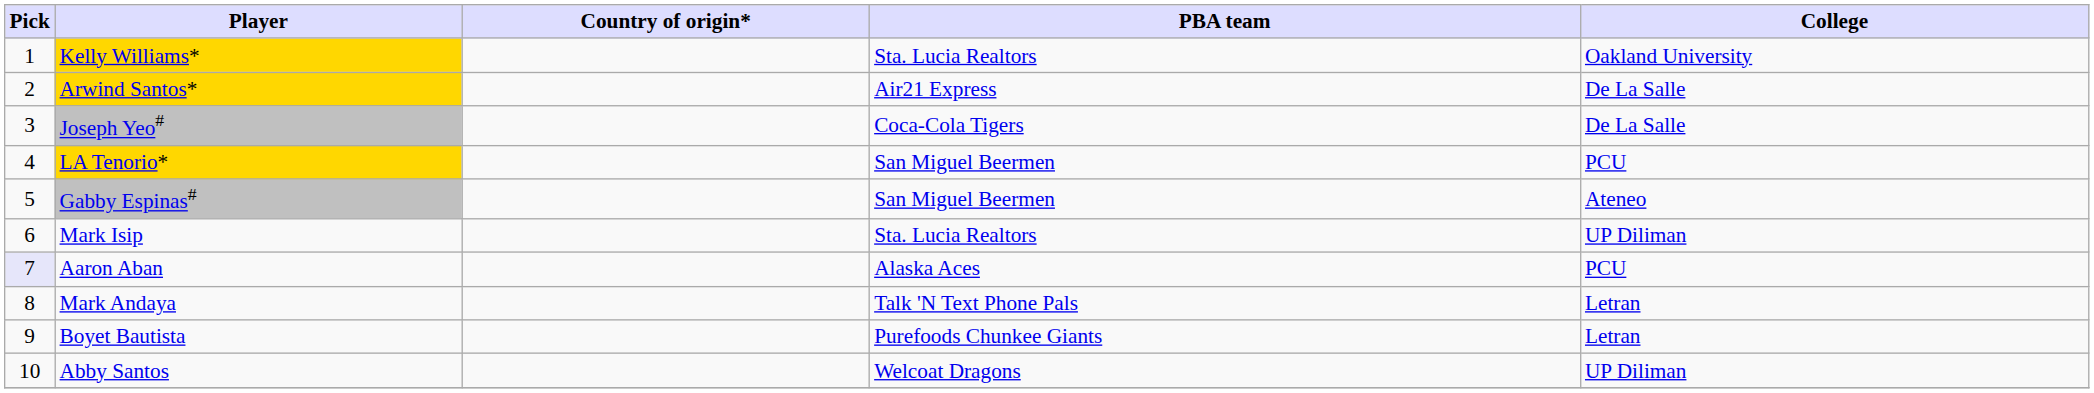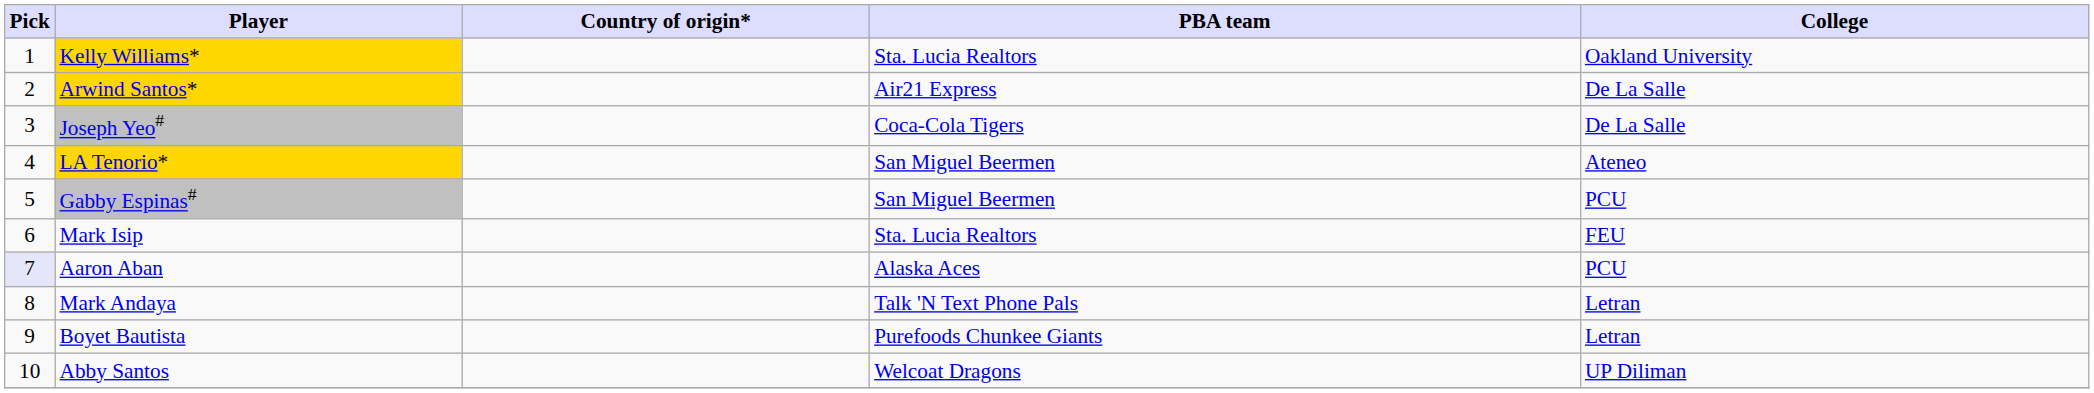(1606, 162) PCU -> (1616, 162) Ateneo
(1616, 198) Ateneo -> (1606, 198) PCU
(1636, 235) UP Diliman -> (1605, 235) FEU
